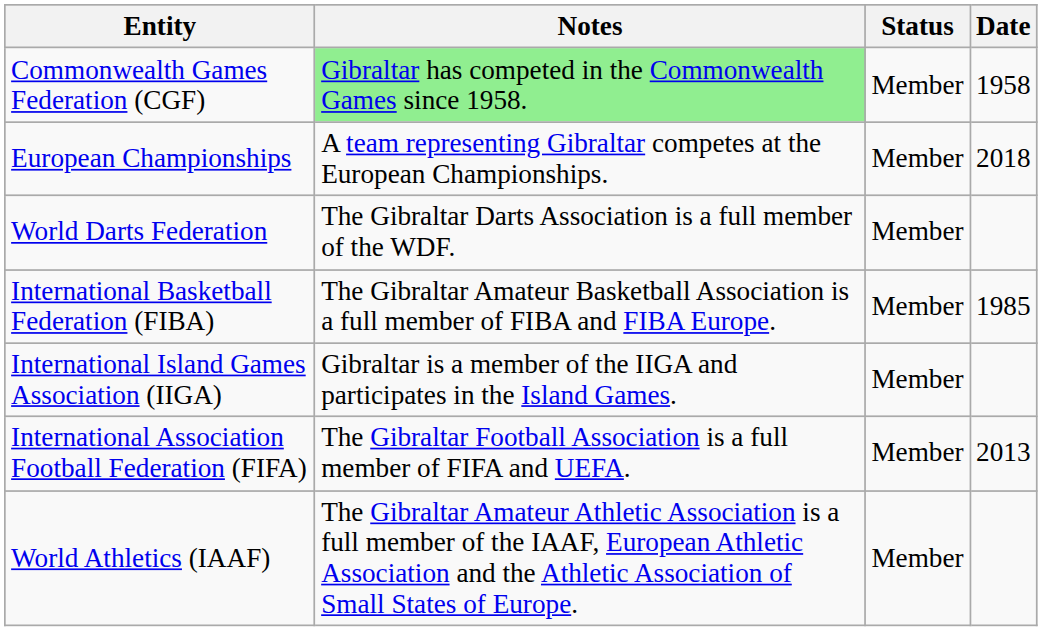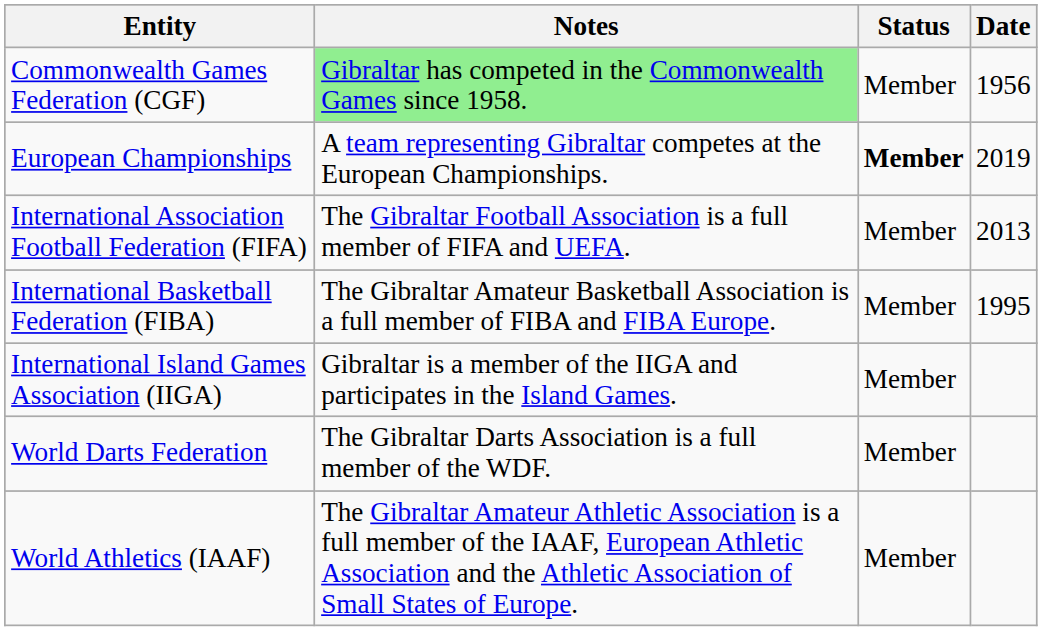(1003, 84) 1958 -> (1003, 84) 1956
(917, 158) normal -> (914, 158) bold
(1003, 158) 2018 -> (1003, 158) 2019
rows swapped: (159, 453) <-> (139, 231)
(1003, 305) 1985 -> (1003, 305) 1995
